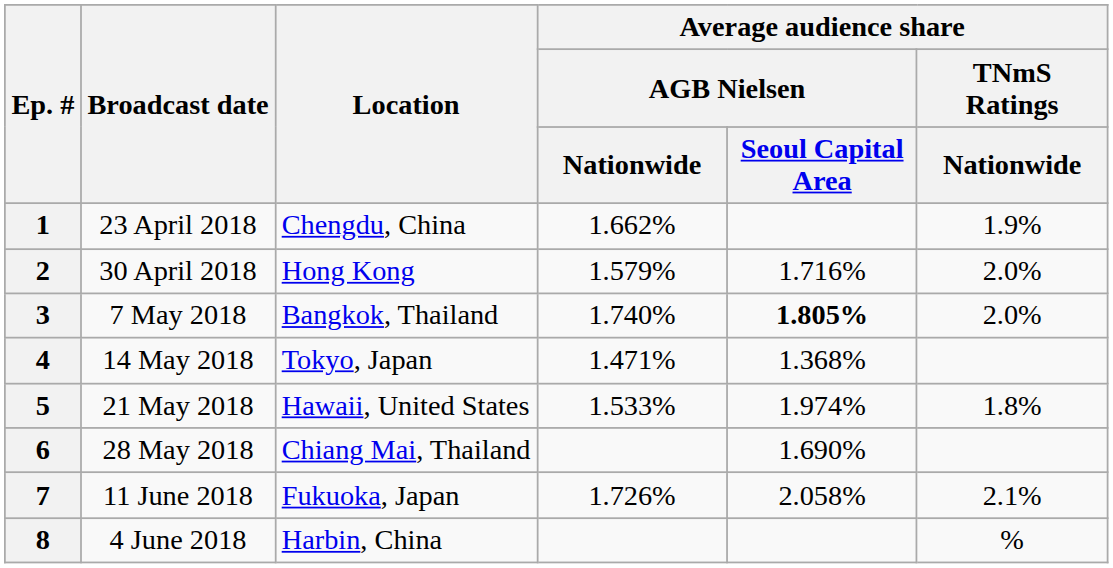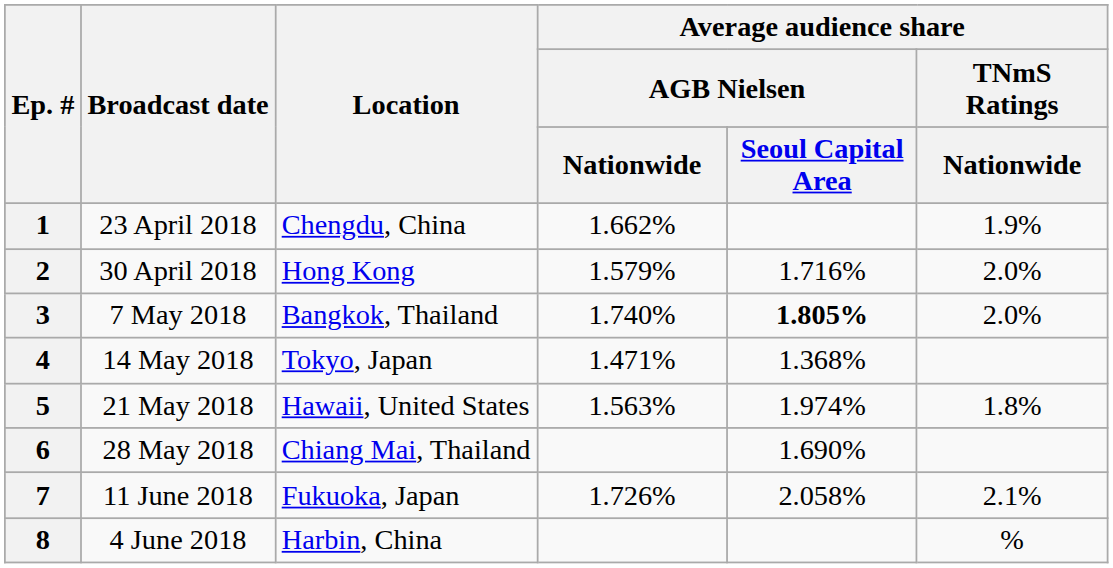(632, 405) 1.533% -> (632, 405) 1.563%
